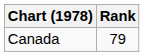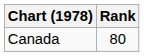(118, 39) 79 -> (118, 39) 80
